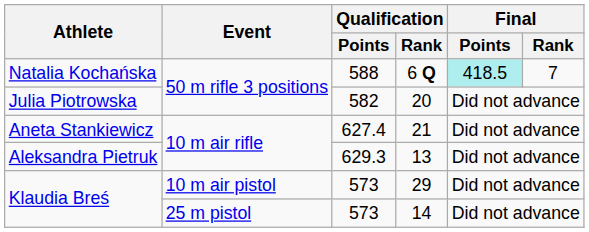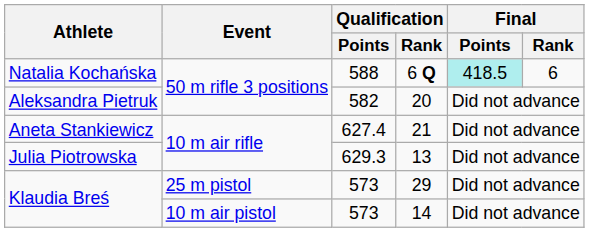(553, 73) 7 -> (553, 73) 6
(73, 101) Julia Piotrowska -> (83, 101) Aleksandra Pietruk
(83, 157) Aleksandra Pietruk -> (73, 157) Julia Piotrowska
(221, 185) 10 m air pistol -> (208, 185) 25 m pistol
(208, 213) 25 m pistol -> (221, 213) 10 m air pistol
